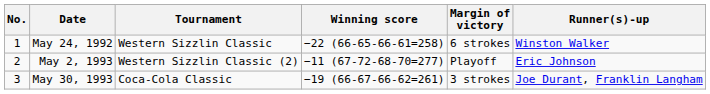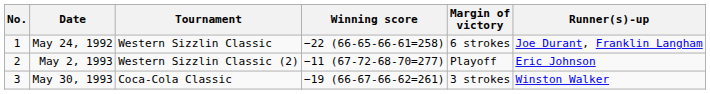(562, 44) Winston Walker -> (609, 44) Joe Durant, Franklin Langham
(609, 80) Joe Durant, Franklin Langham -> (562, 80) Winston Walker
